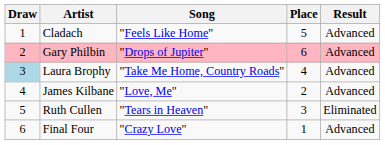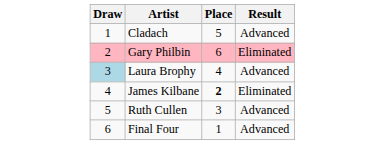- column: (202, 14)
(350, 52) Advanced -> (265, 52) Eliminated
(304, 91) normal -> (219, 91) bold
(350, 91) Advanced -> (265, 91) Eliminated
(350, 110) Eliminated -> (265, 110) Advanced
